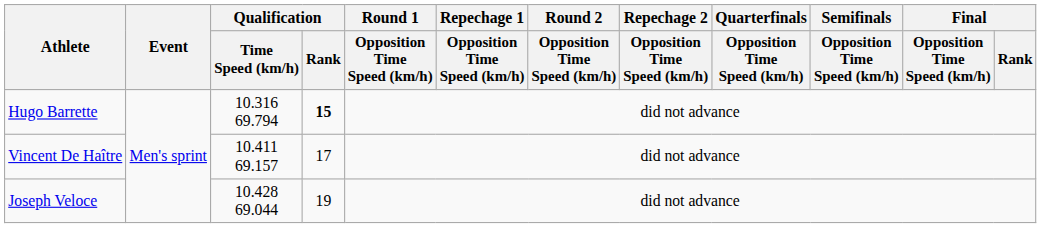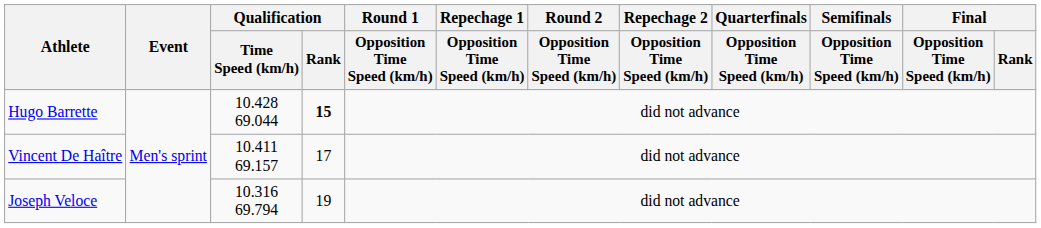(257, 112) 10.316 69.794 -> (257, 112) 10.428 69.044
(257, 201) 10.428 69.044 -> (257, 201) 10.316 69.794
